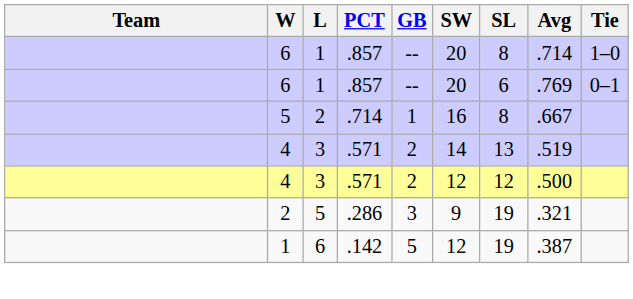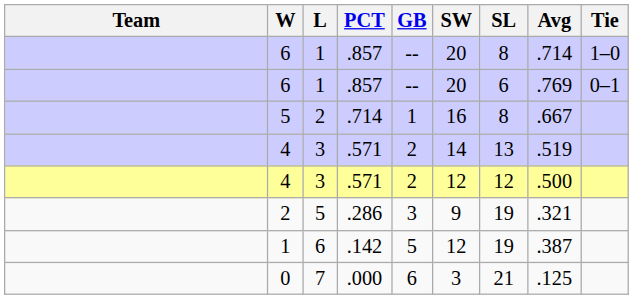+ row: (285, 278)
